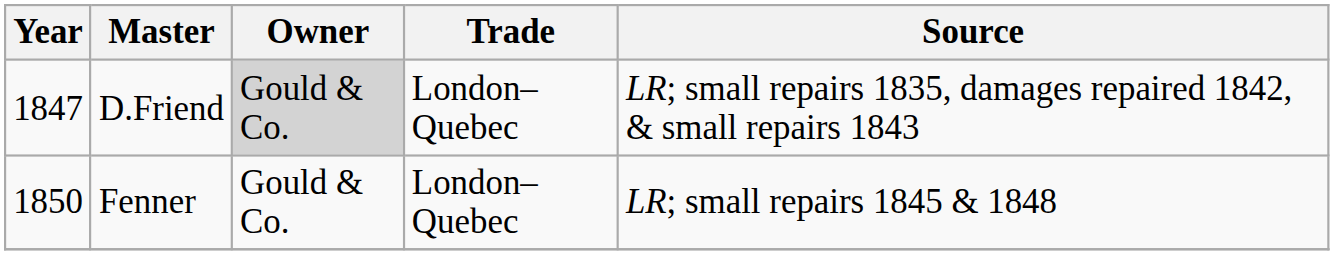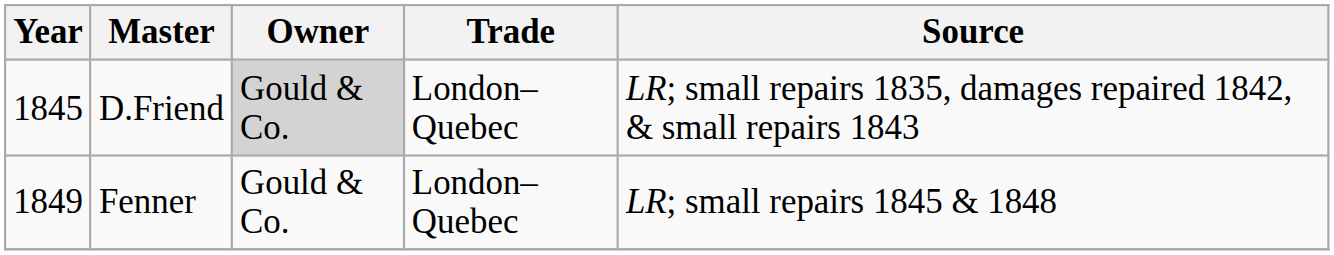(48, 107) 1847 -> (48, 107) 1845
(48, 201) 1850 -> (48, 201) 1849
